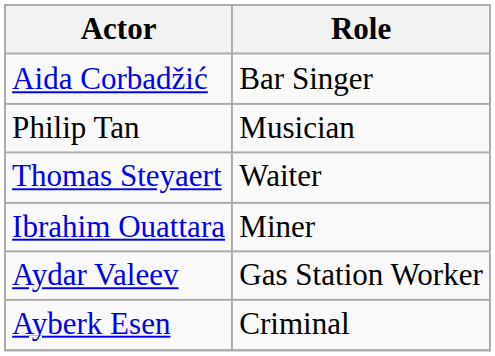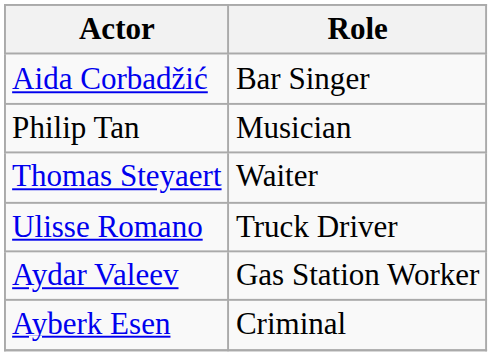+ row: (107, 226)
- row: (119, 226)
